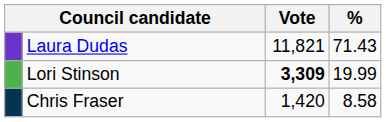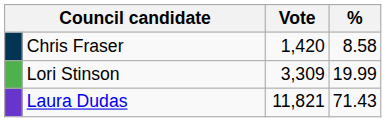rows swapped: (77, 46) <-> (75, 102)
(303, 74) bold -> (303, 74) normal
